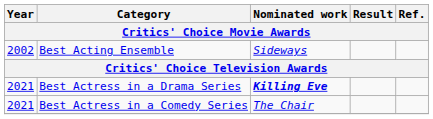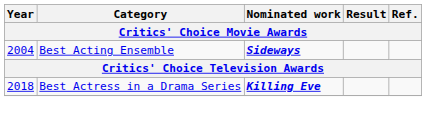(21, 50) 2002 -> (21, 50) 2004
(280, 50) normal -> (274, 50) bold
(21, 86) 2021 -> (21, 86) 2018
- row: (144, 105)
